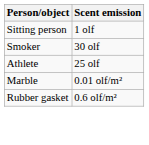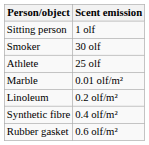+ row: (28, 98)
+ row: (39, 115)
